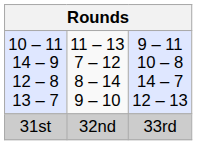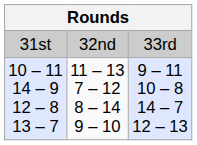rows swapped: (35, 126) <-> (36, 72)
